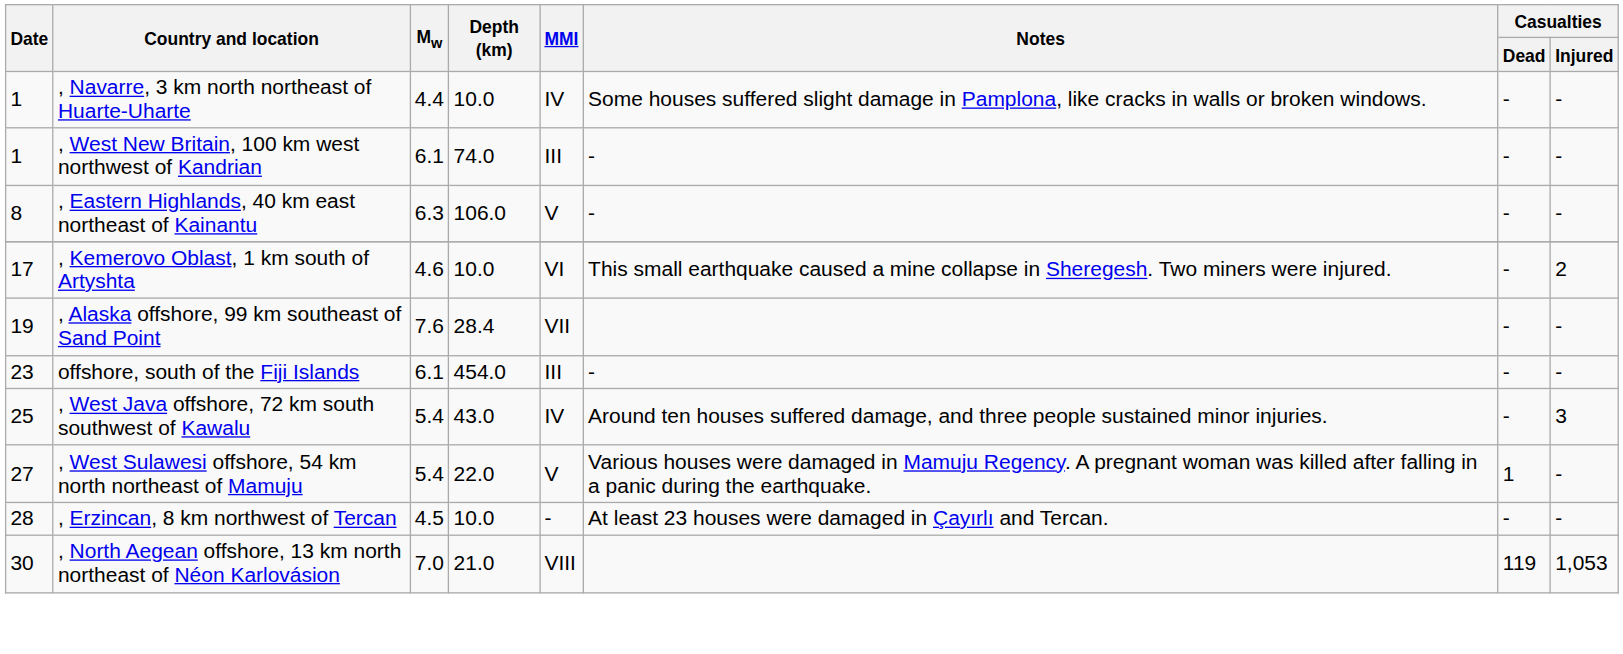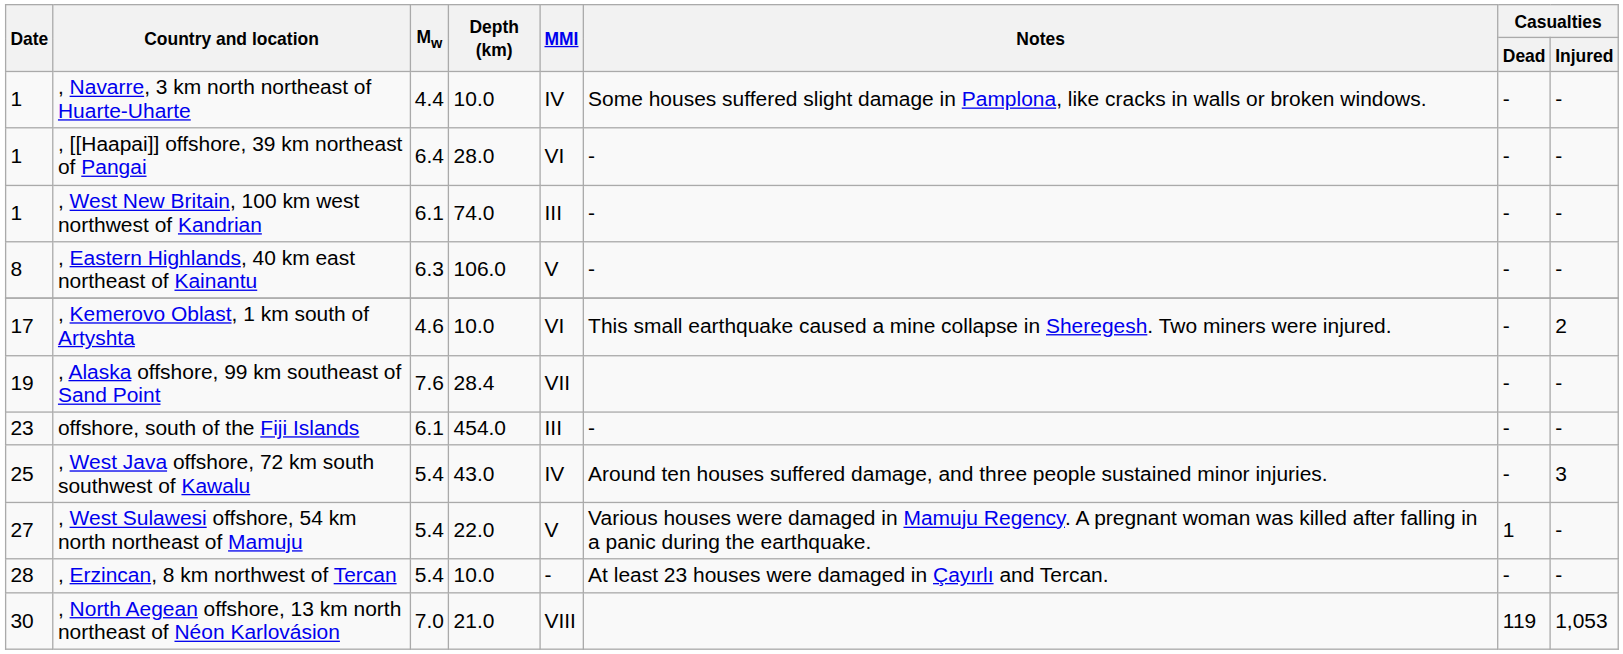+ row: (230, 156)
(429, 518) 4.5 -> (429, 575) 5.4
